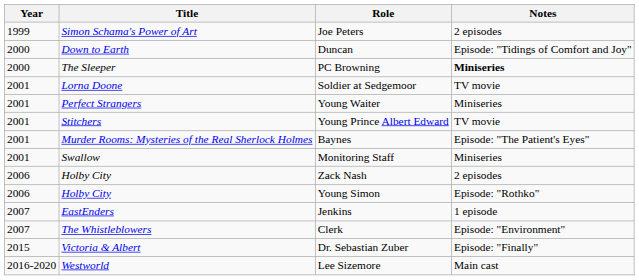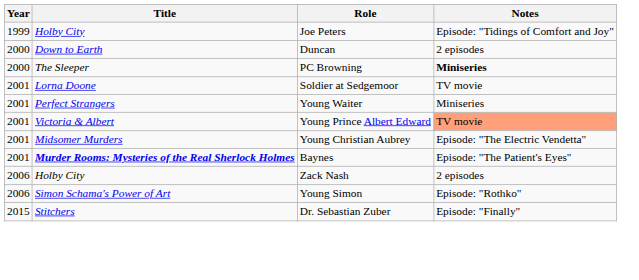(129, 31) Simon Schama's Power of Art -> (60, 31) Holby City
(478, 31) 2 episodes -> (525, 31) Episode: "Tidings of Comfort and Joy"
(543, 49) Episode: "Tidings of Comfort and Joy" -> (460, 49) 2 episodes
(81, 121) Stitchers -> (74, 121) Victoria & Albert
(477, 121) no background -> (459, 121) lightsalmon background
+ row: (355, 139)
(187, 139) normal -> (165, 157) bold
- row: (356, 157)
(86, 193) Holby City -> (103, 193) Simon Schama's Power of Art
- row: (335, 211)
- row: (330, 229)
(101, 247) Victoria & Albert -> (55, 211) Stitchers
- row: (349, 265)
